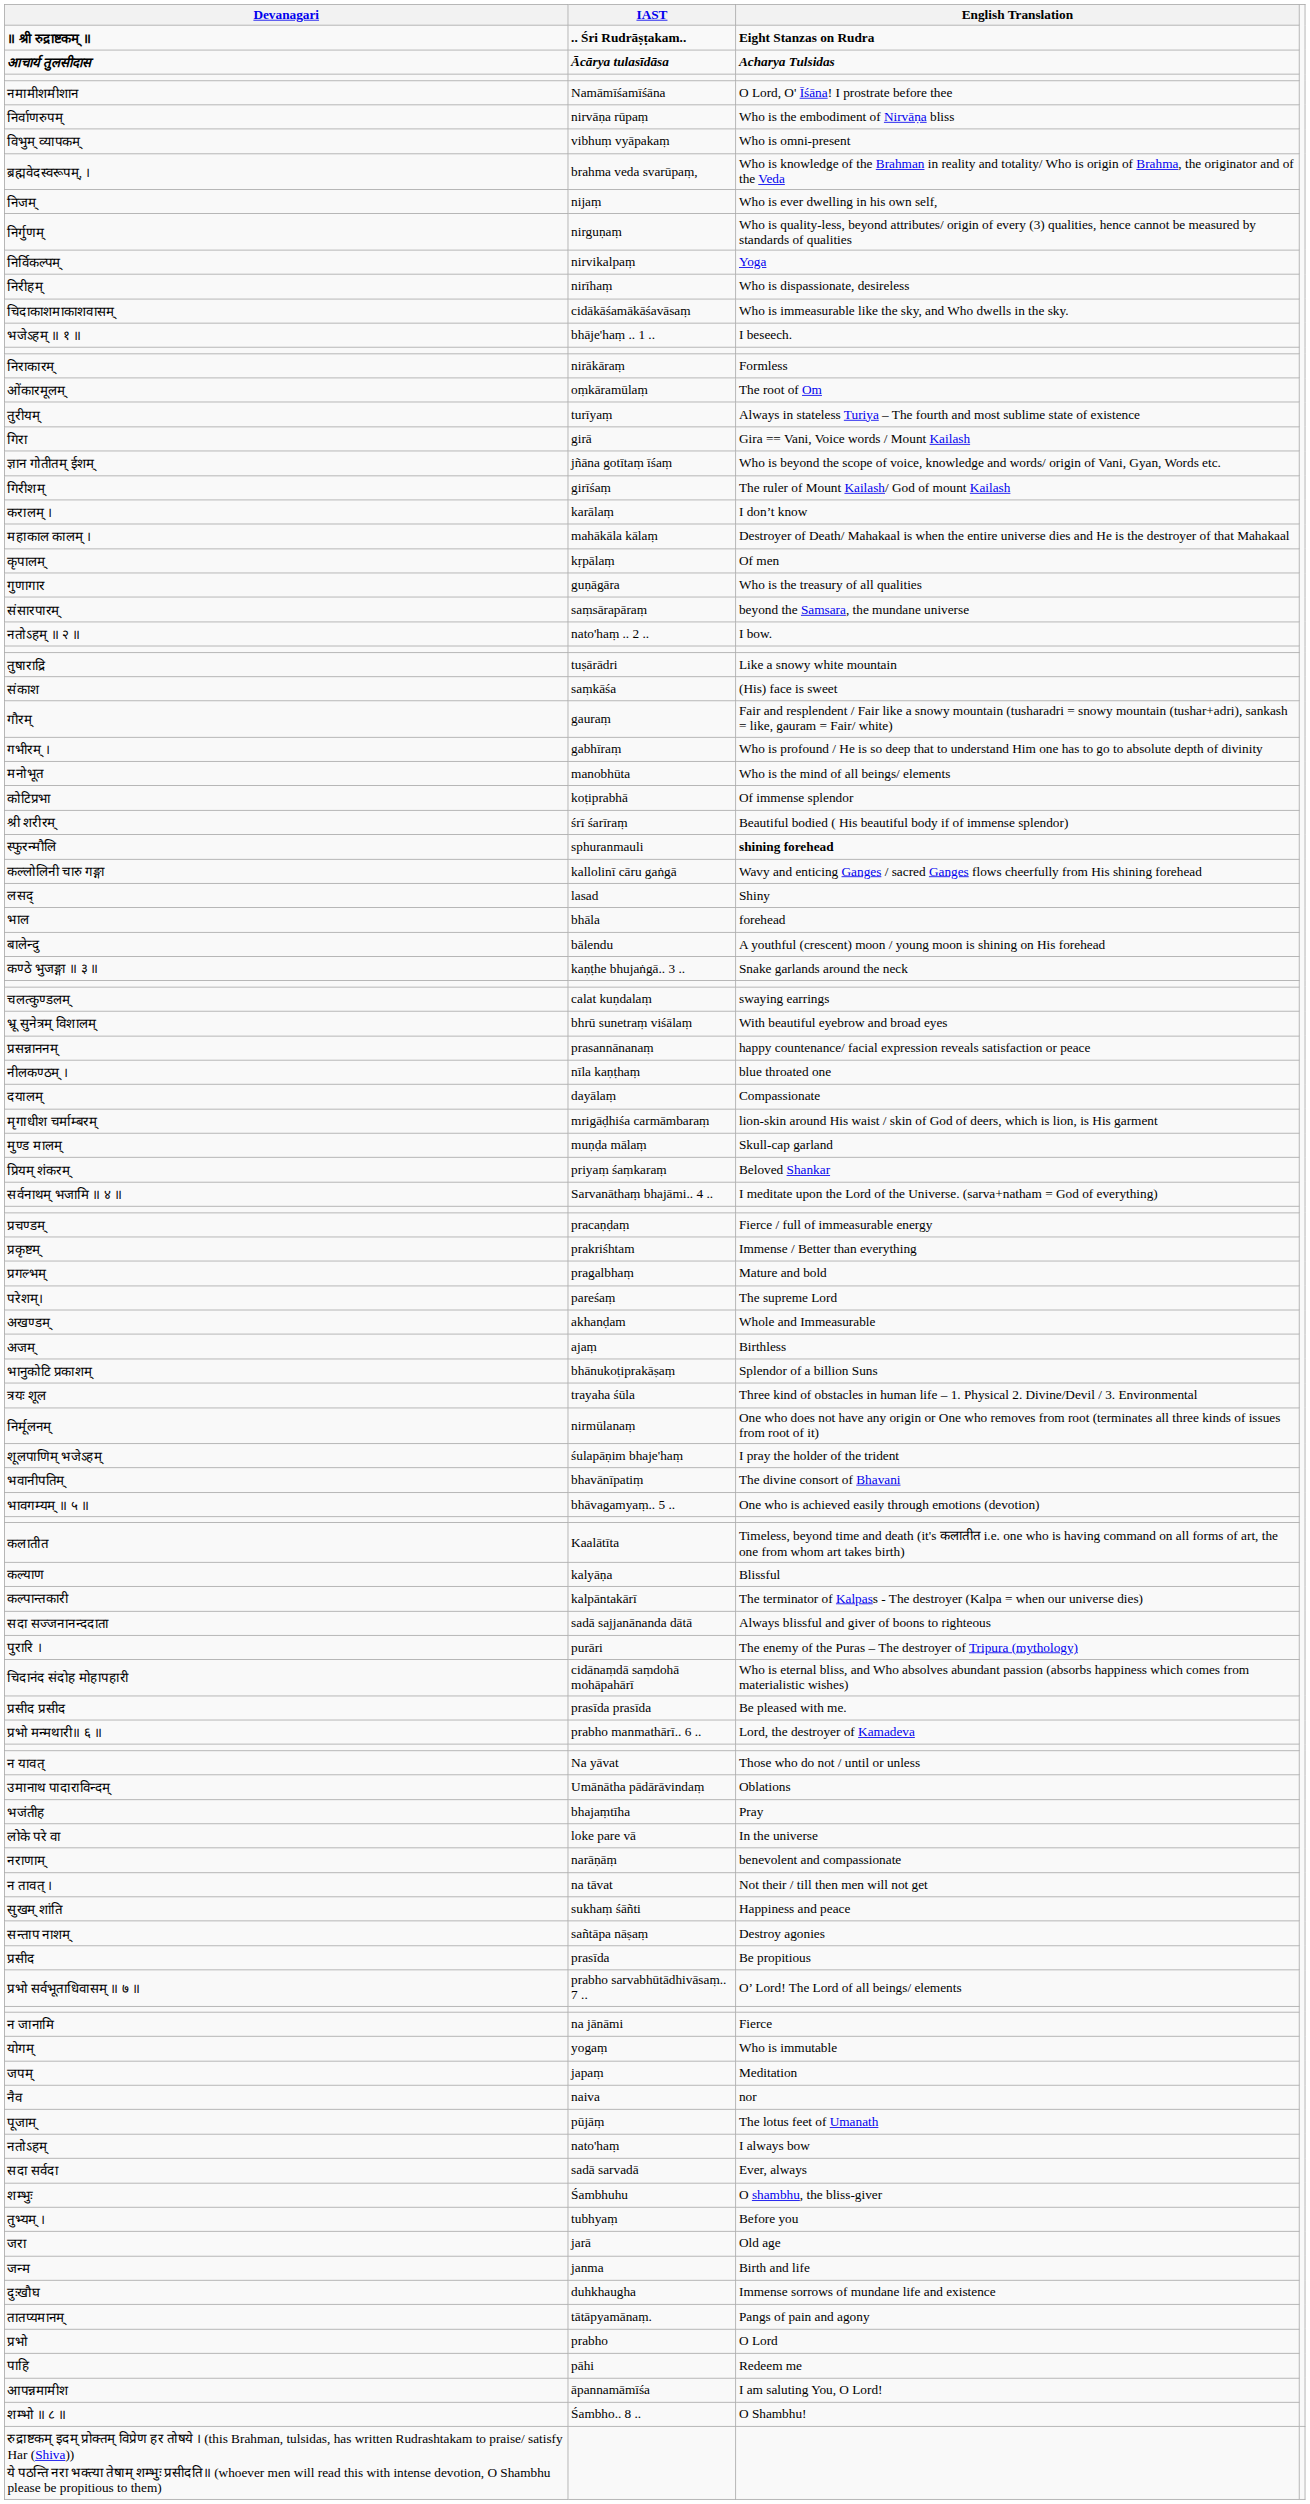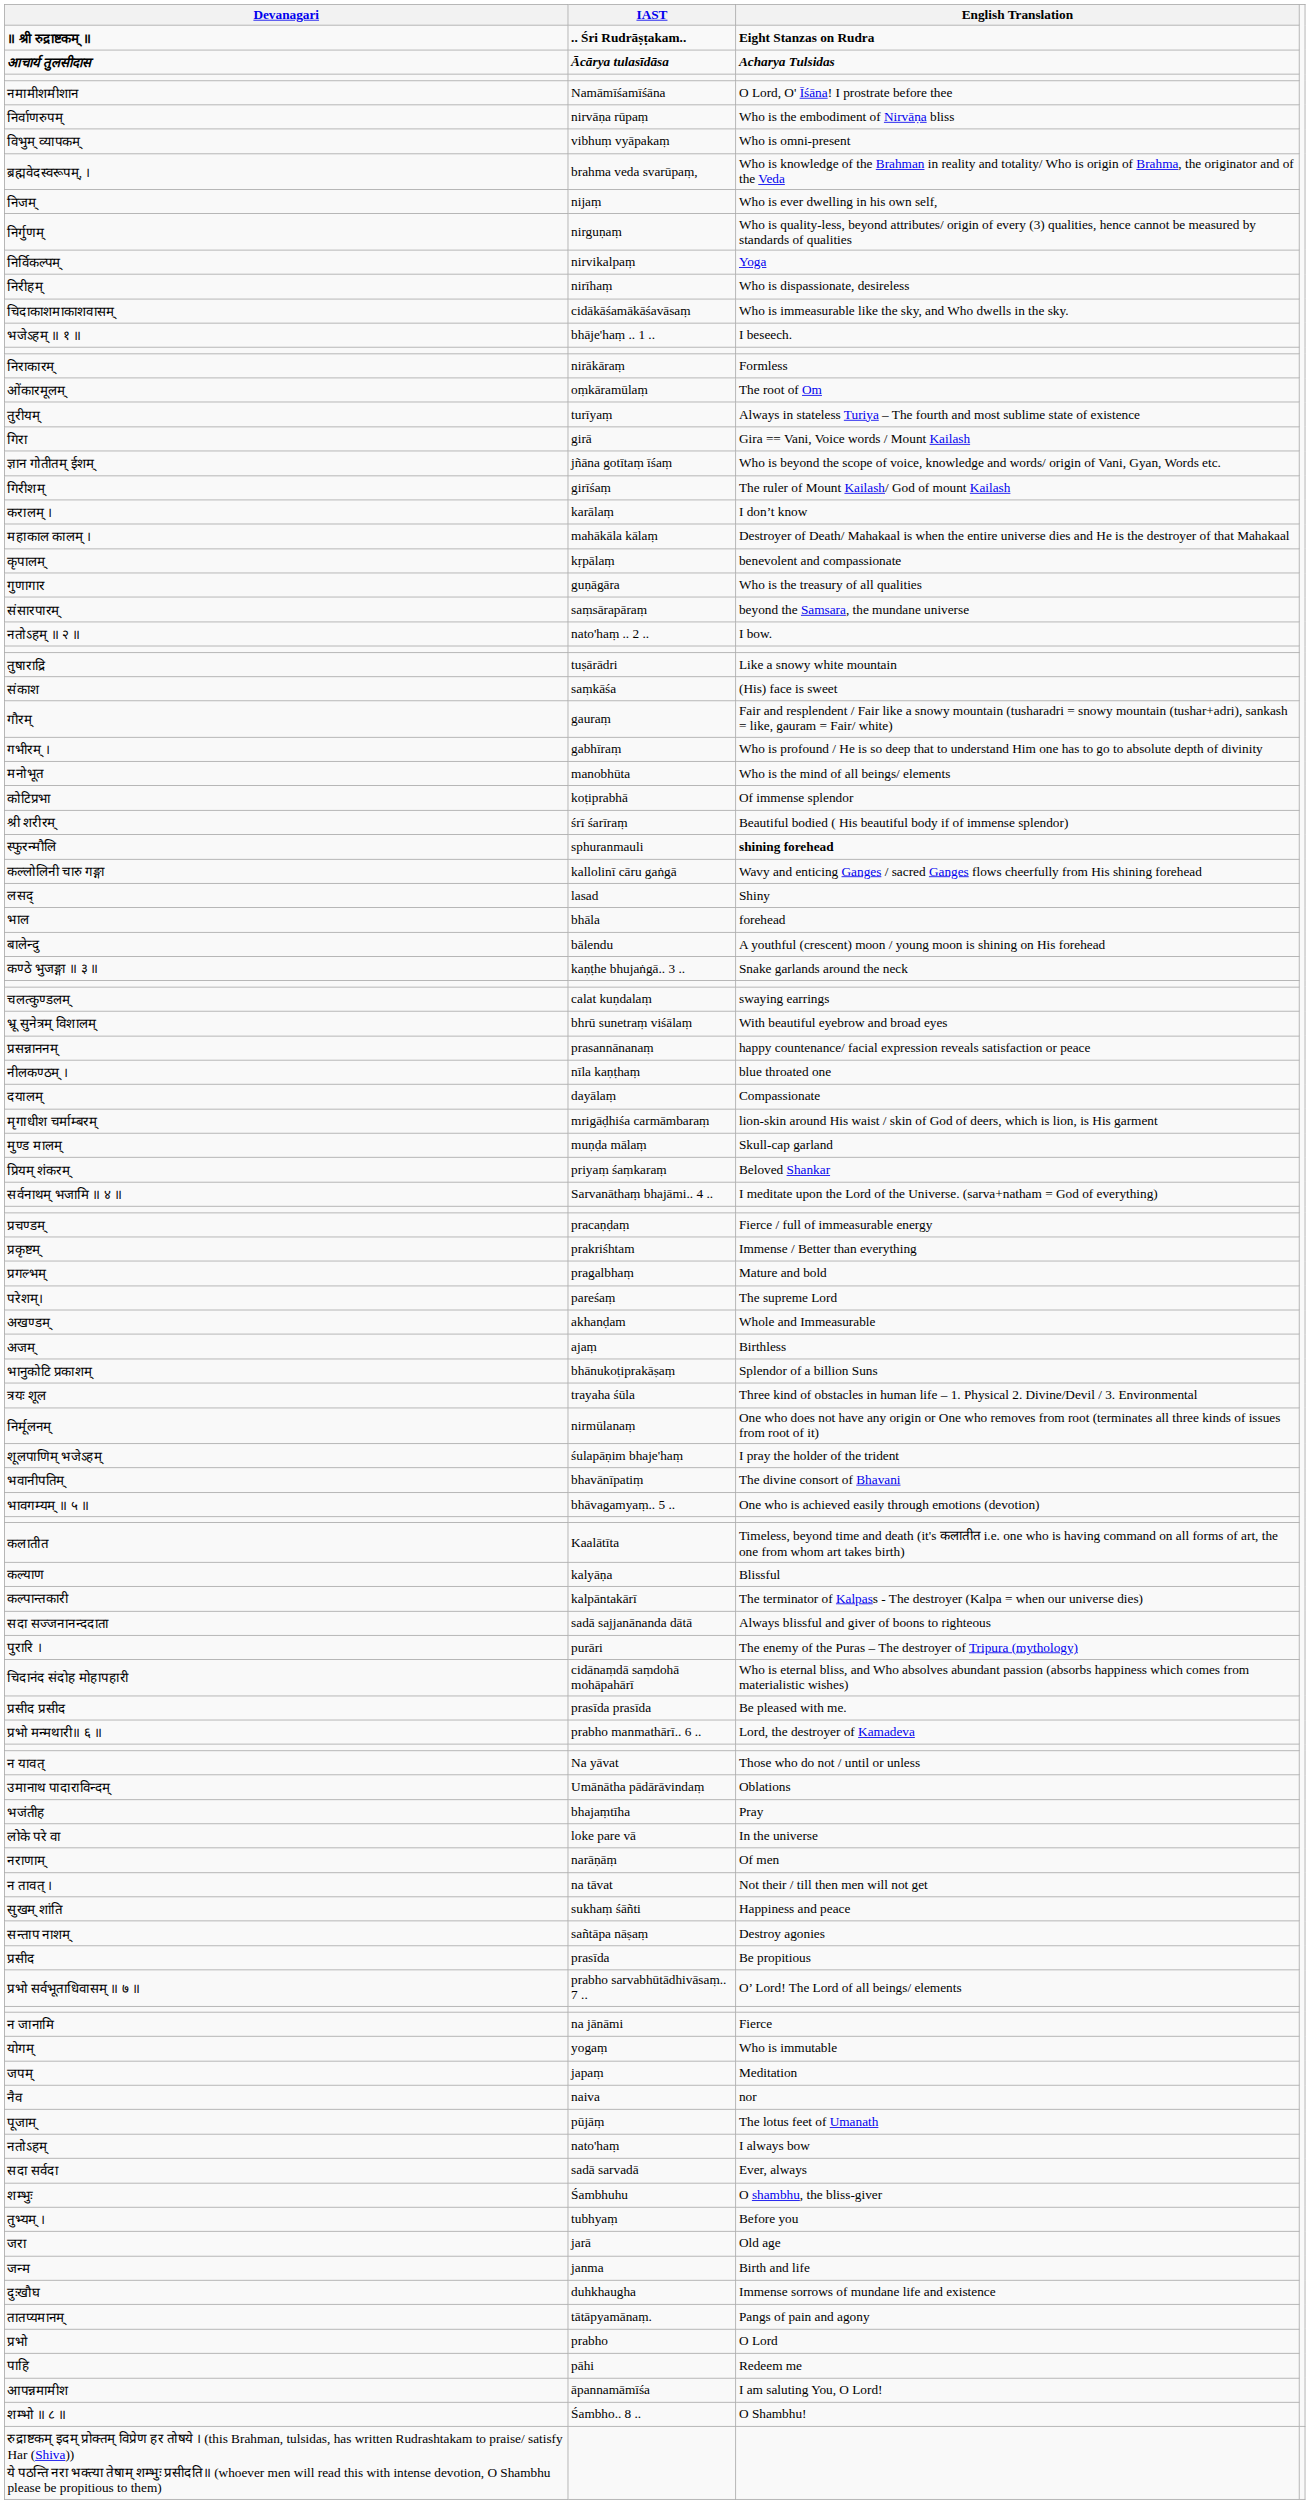(759, 560) Of men -> (820, 560) benevolent and compassionate
(820, 1860) benevolent and compassionate -> (759, 1860) Of men
